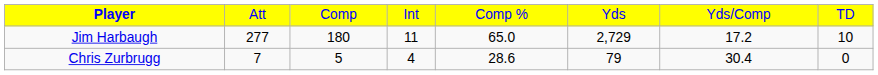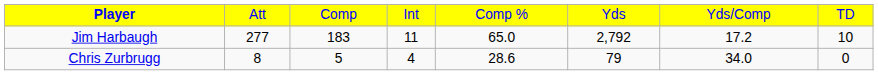(339, 37) 180 -> (339, 37) 183
(614, 37) 2,729 -> (614, 37) 2,792
(257, 59) 7 -> (257, 59) 8
(739, 59) 30.4 -> (739, 59) 34.0
